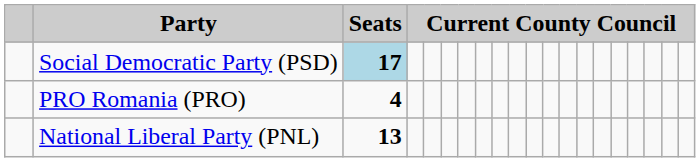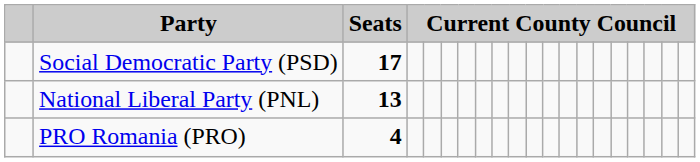(390, 61) lightblue background -> (390, 61) no background
rows swapped: (179, 136) <-> (142, 99)
